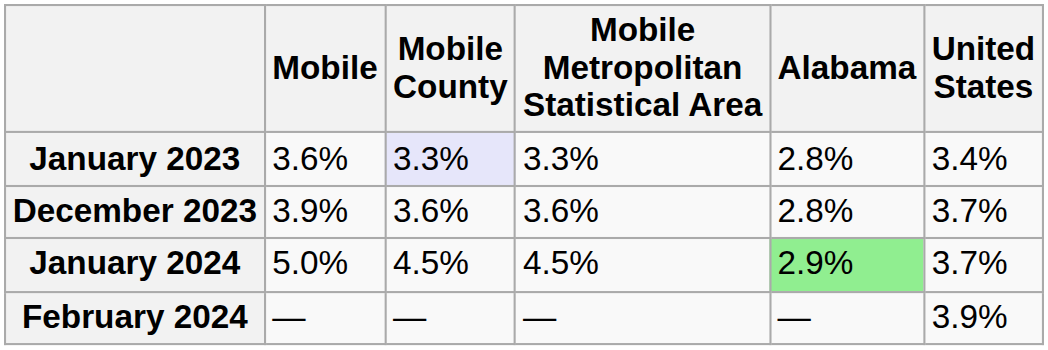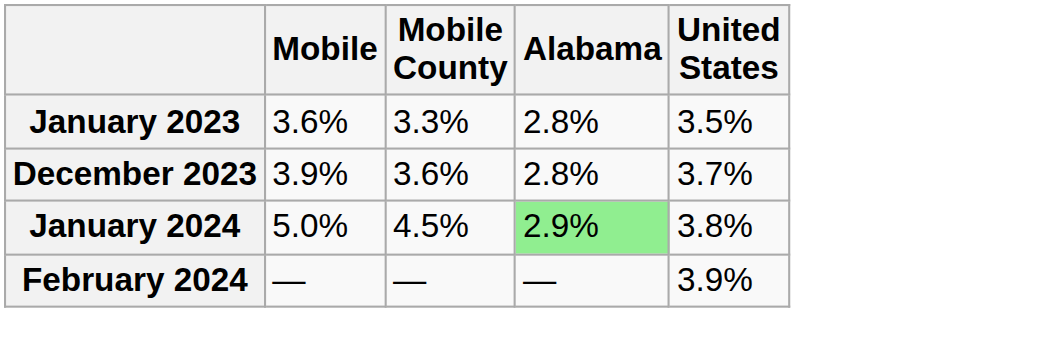- column: (643, 68)
(431, 158) lavender background -> (431, 121) no background
(970, 158) 3.4% -> (715, 121) 3.5%
(970, 264) 3.7% -> (715, 226) 3.8%
